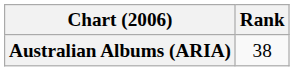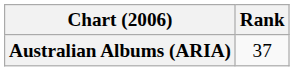(262, 50) 38 -> (262, 50) 37
